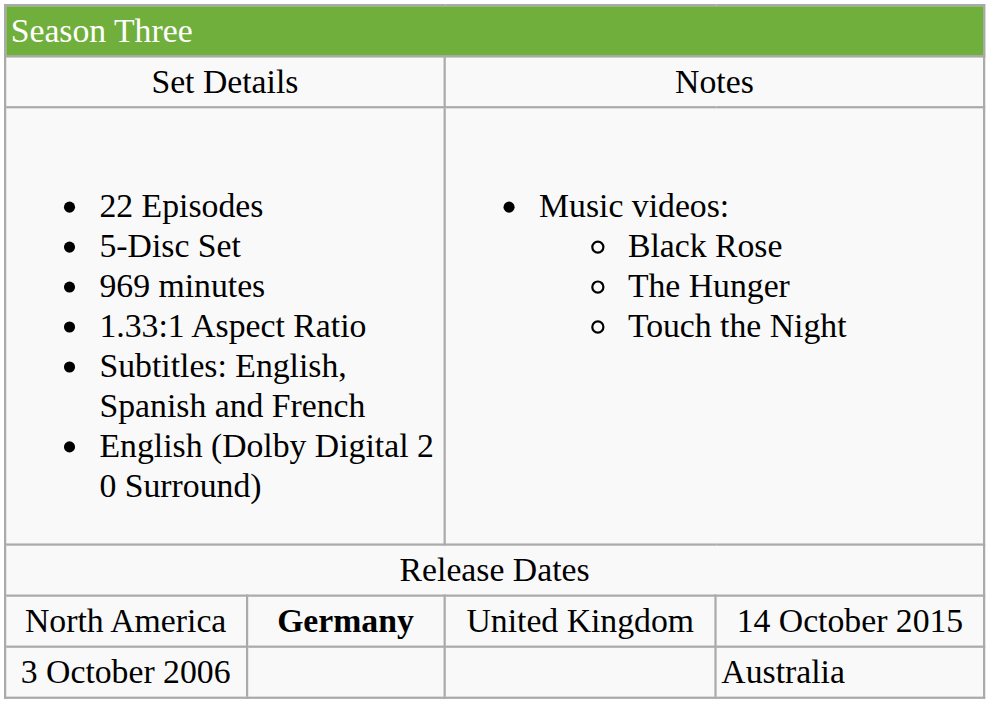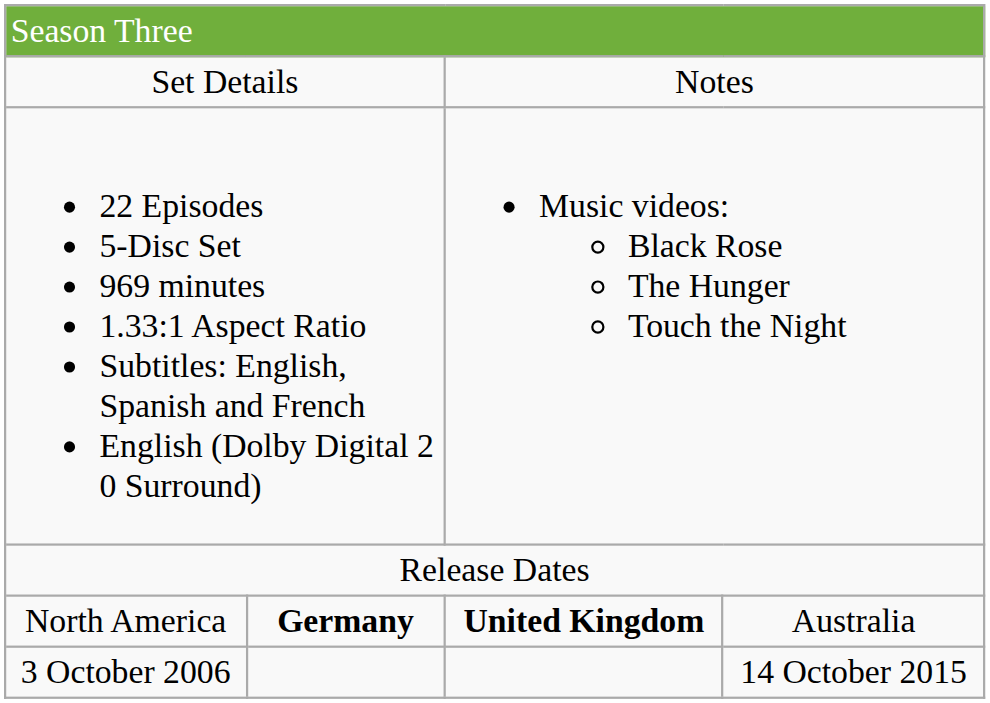(580, 621) normal -> (584, 621) bold
(850, 621) 14 October 2015 -> (854, 621) Australia
(783, 672) Australia -> (854, 672) 14 October 2015
